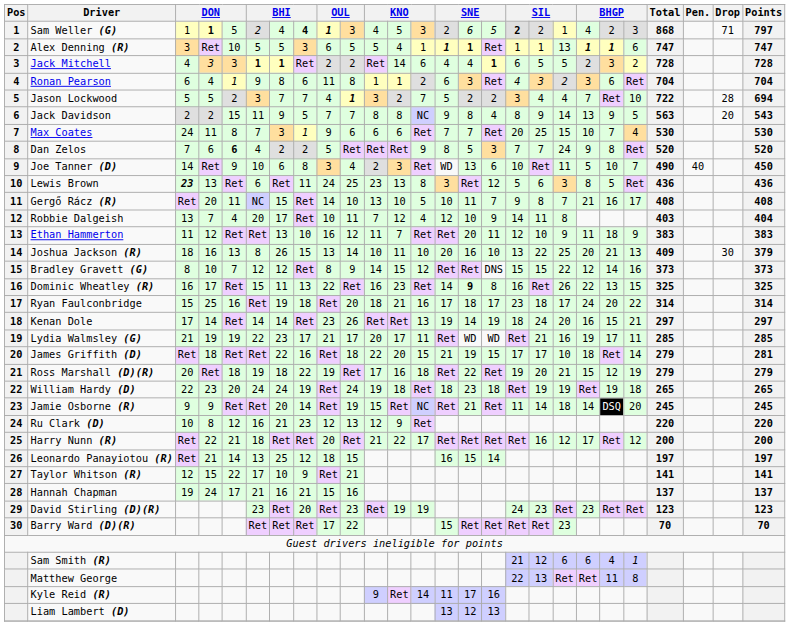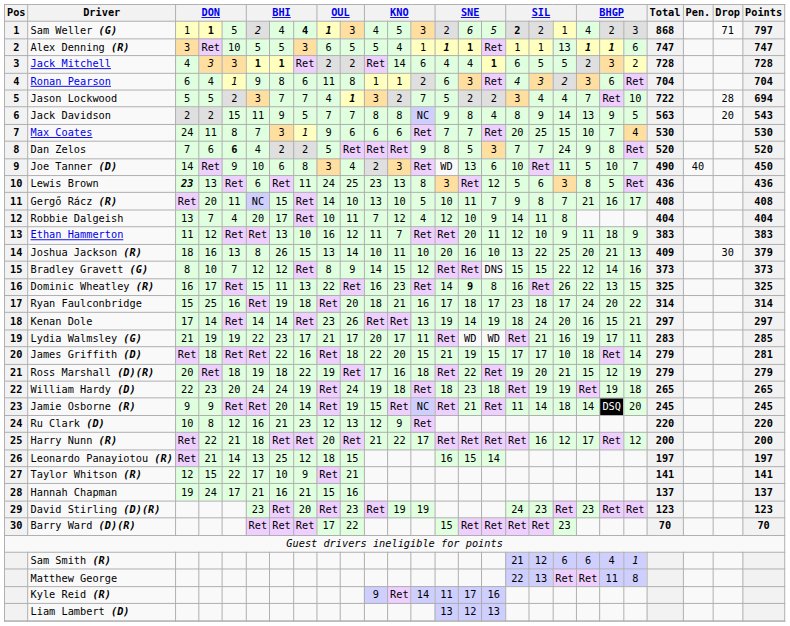(665, 218) 403 -> (665, 218) 404
(665, 338) 285 -> (665, 338) 283
